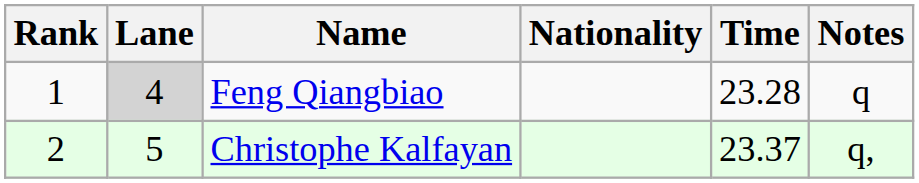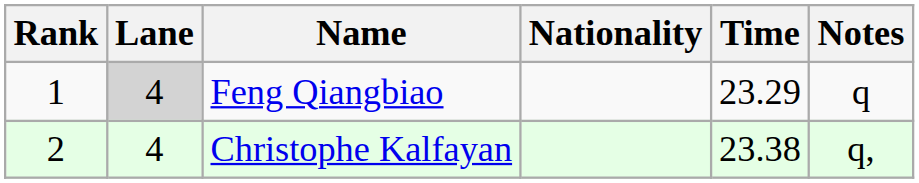(760, 90) 23.28 -> (760, 90) 23.29
(154, 148) 5 -> (154, 148) 4
(760, 148) 23.37 -> (760, 148) 23.38
